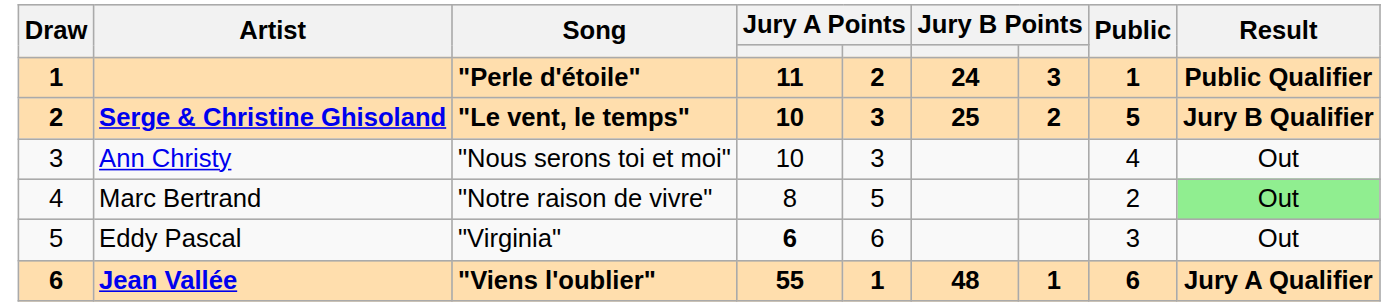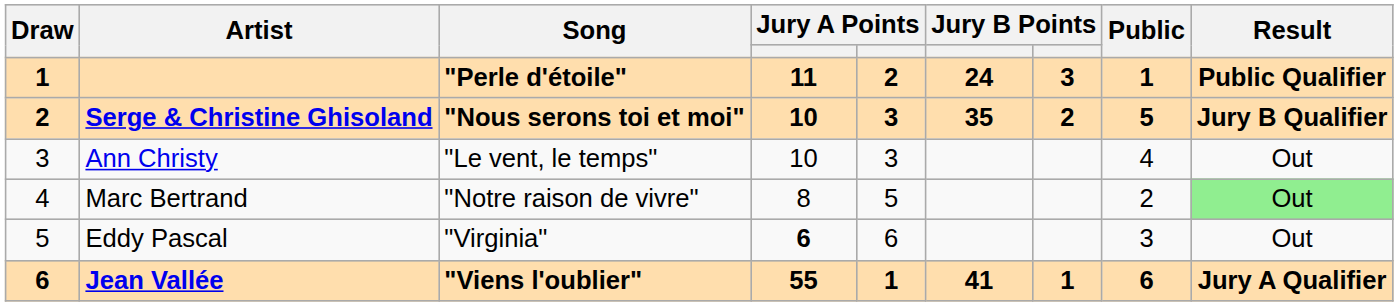(574, 117) "Le vent, le temps" -> (594, 117) "Nous serons toi et moi"
(965, 117) 25 -> (979, 117) 35
(594, 158) "Nous serons toi et moi" -> (551, 158) "Le vent, le temps"
(965, 280) 48 -> (979, 280) 41
